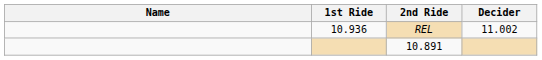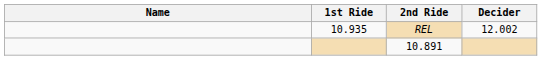(349, 29) 10.936 -> (349, 29) 10.935
(499, 29) 11.002 -> (499, 29) 12.002
